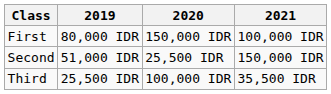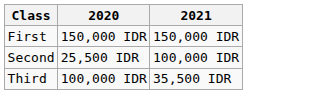- column: (100, 15)
(281, 36) 100,000 IDR -> (196, 36) 150,000 IDR
(281, 57) 150,000 IDR -> (196, 57) 100,000 IDR
